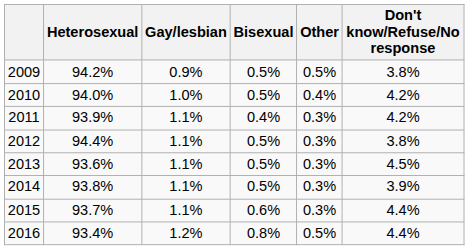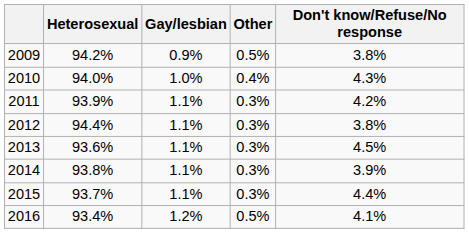- column: (263, 32)
(403, 94) 4.2% -> (370, 78) 4.3%
(403, 233) 4.4% -> (370, 217) 4.1%
